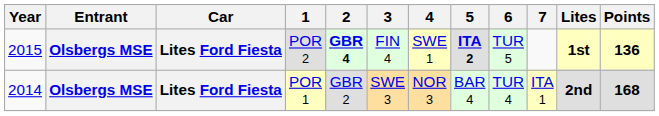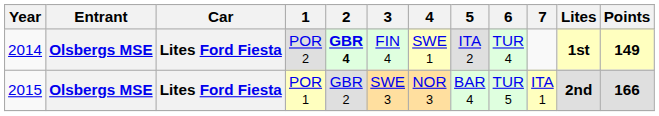(25, 50) 2015 -> (25, 50) 2014
(470, 50) bold -> (470, 50) normal
(508, 50) TUR 5 -> (508, 50) TUR 4
(627, 50) 136 -> (627, 50) 149
(25, 91) 2014 -> (25, 91) 2015
(508, 91) TUR 4 -> (508, 91) TUR 5
(627, 91) 168 -> (627, 91) 166
